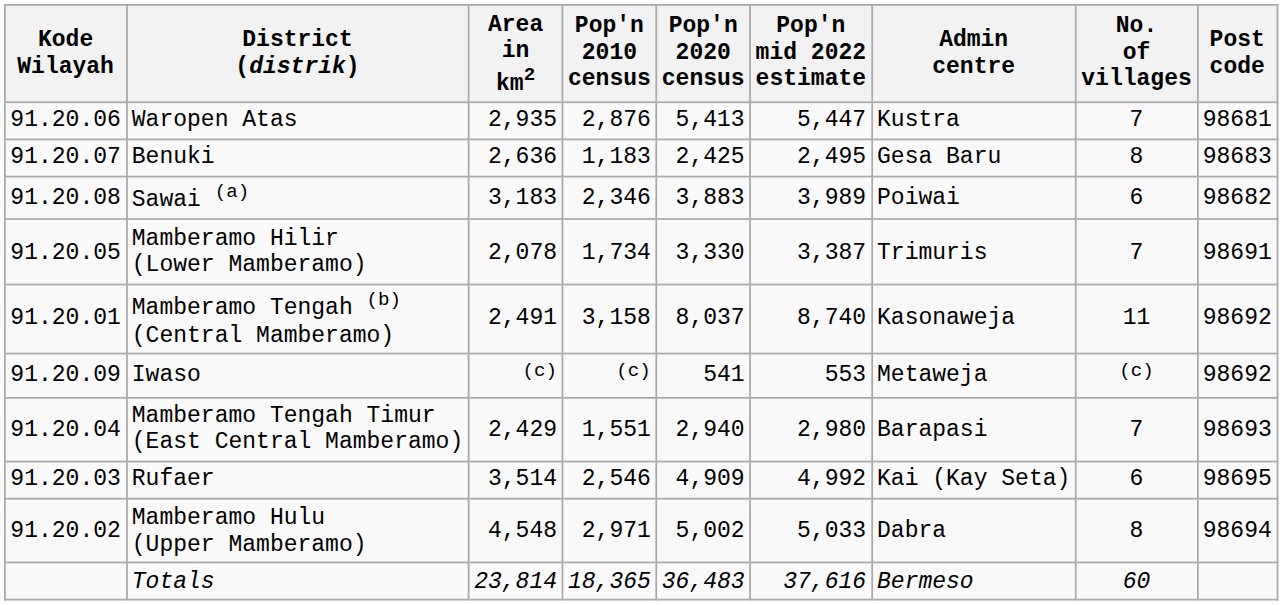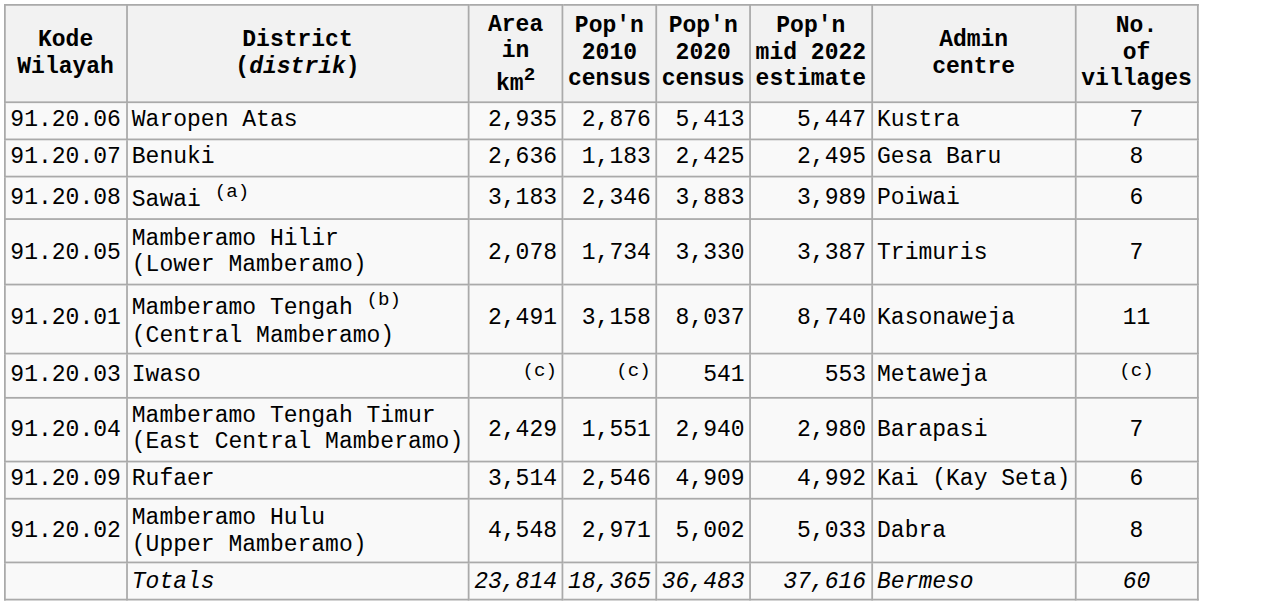- column: (1237, 53)
(66, 375) 91.20.09 -> (66, 375) 91.20.03
(66, 480) 91.20.03 -> (66, 480) 91.20.09
